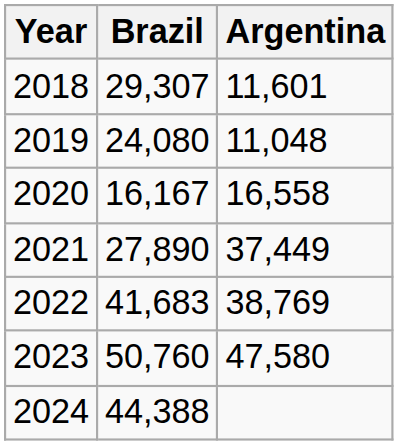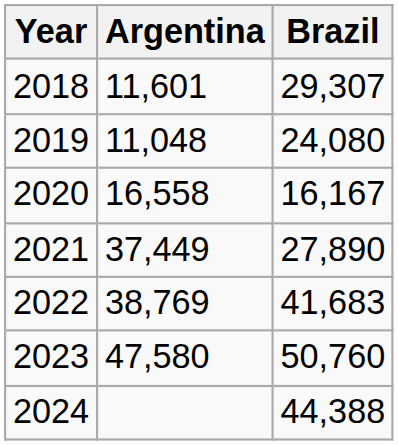columns swapped: (157, 31) <-> (305, 31)
